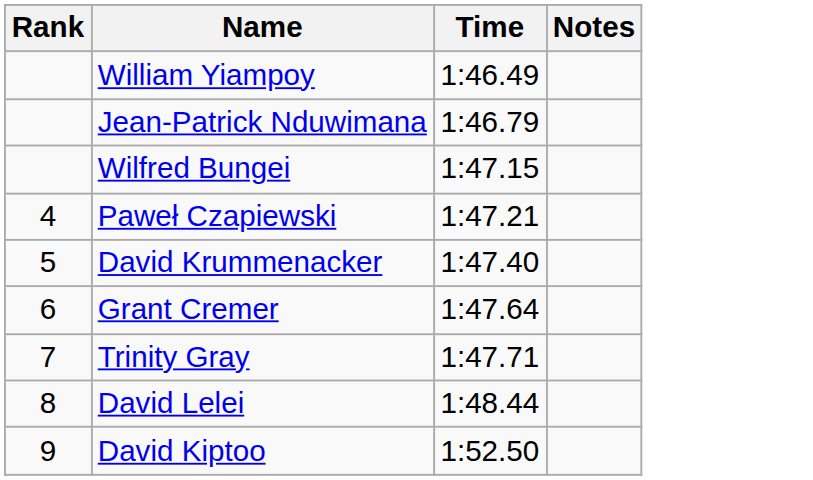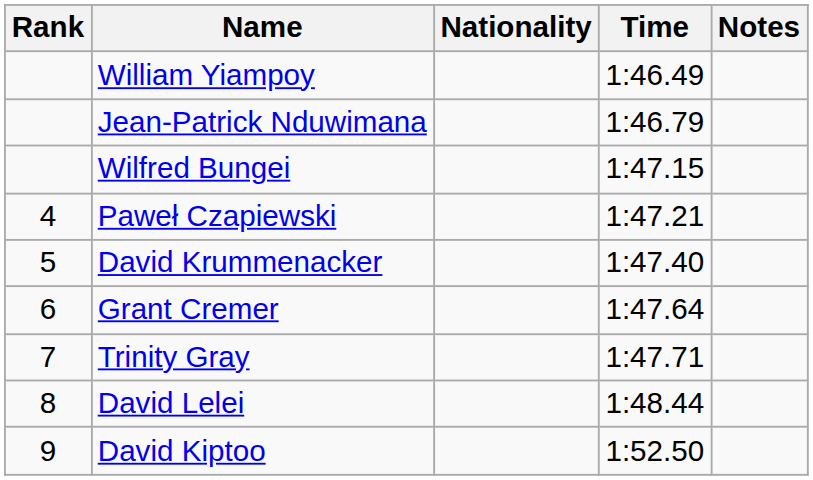+ column: (516, 27)
